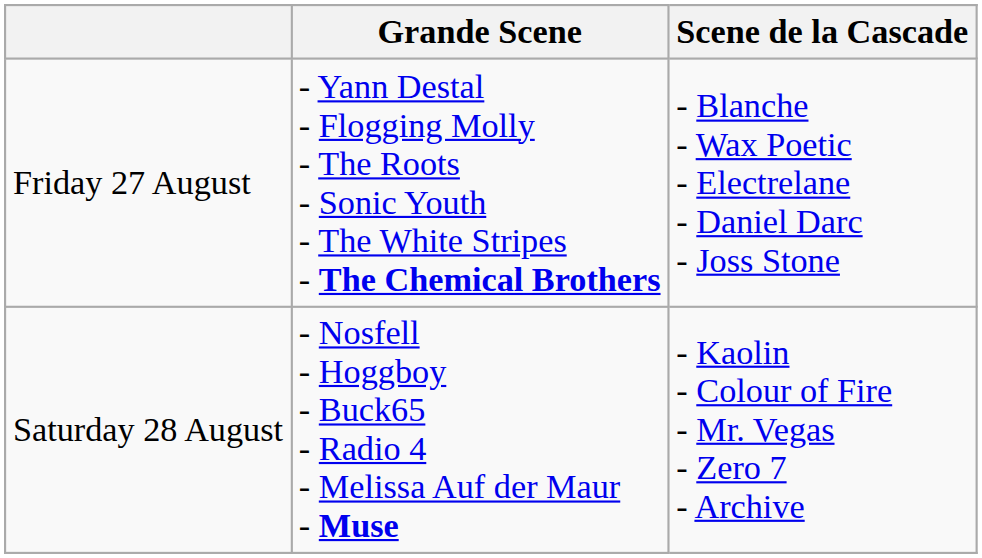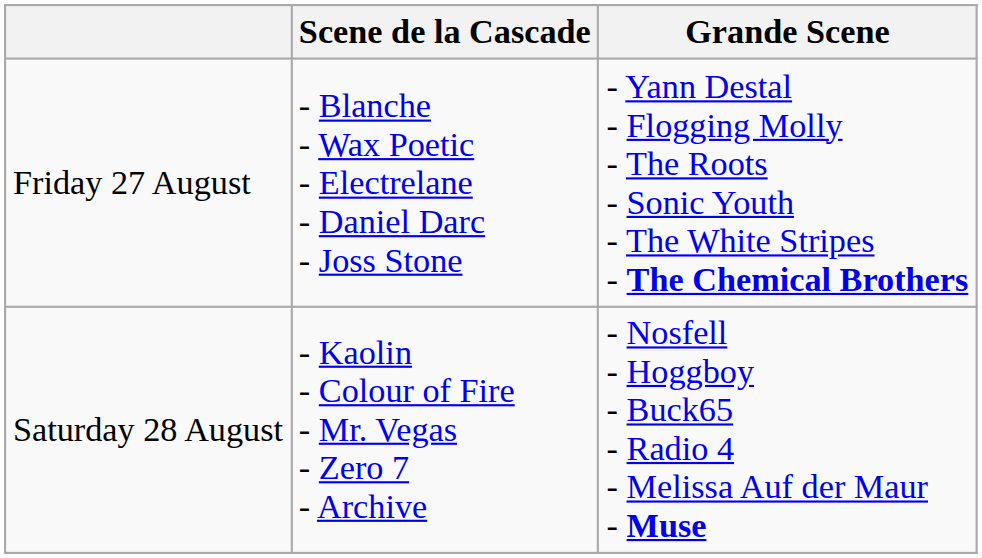columns swapped: (480, 31) <-> (822, 31)
